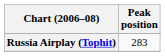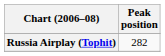(139, 42) 283 -> (139, 42) 282
